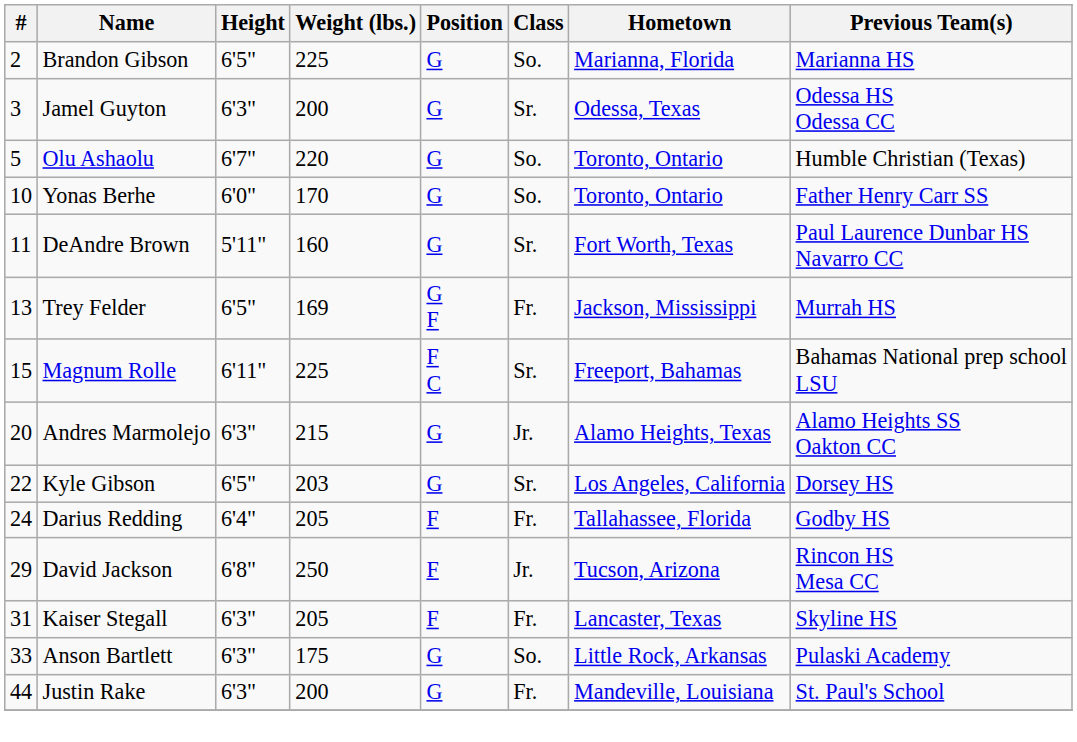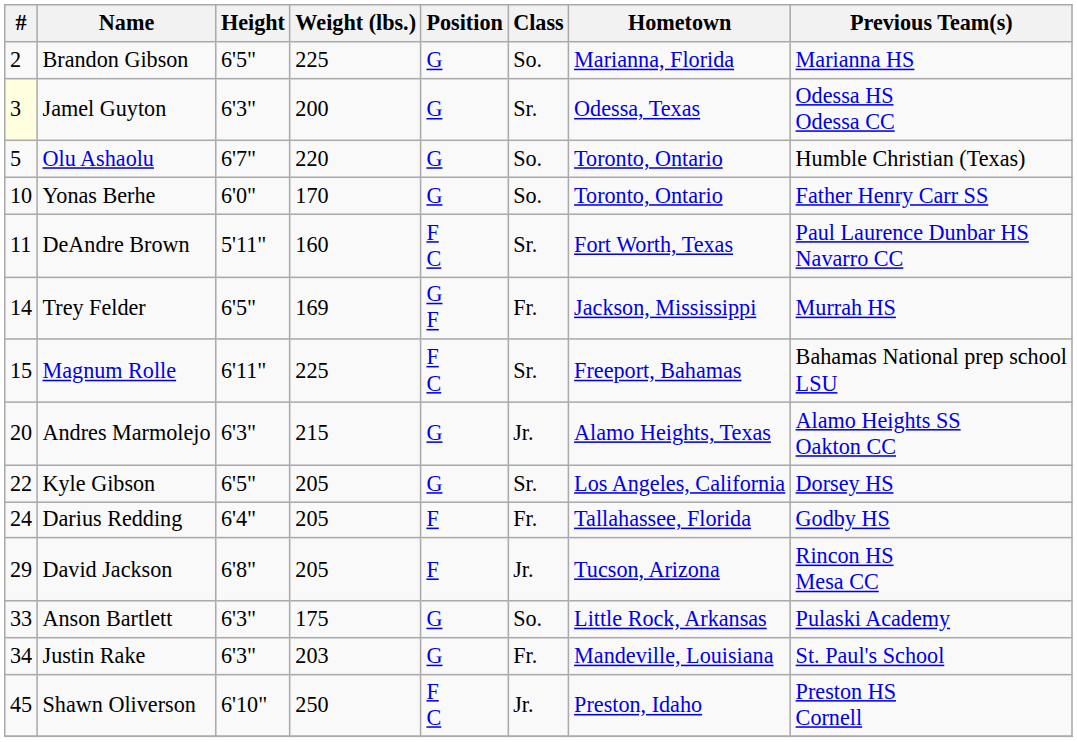(16, 109) no background -> (16, 109) lightyellow background
(434, 245) G -> (434, 245) F C
(21, 308) 13 -> (21, 308) 14
(312, 483) 203 -> (312, 483) 205
(312, 569) 250 -> (312, 569) 205
- row: (105, 619)
(21, 692) 44 -> (21, 655) 34
(312, 692) 200 -> (312, 655) 203
+ row: (119, 705)
